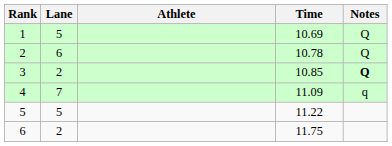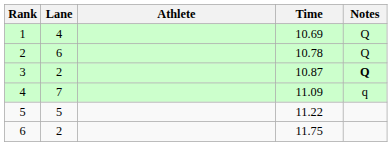(59, 33) 5 -> (59, 33) 4
(309, 72) 10.85 -> (309, 72) 10.87
